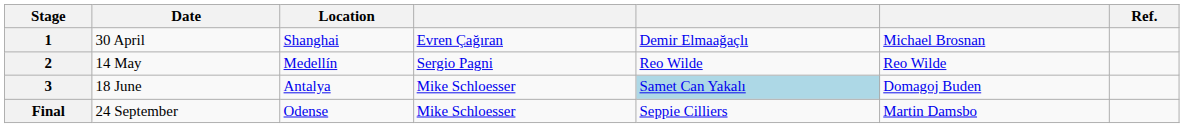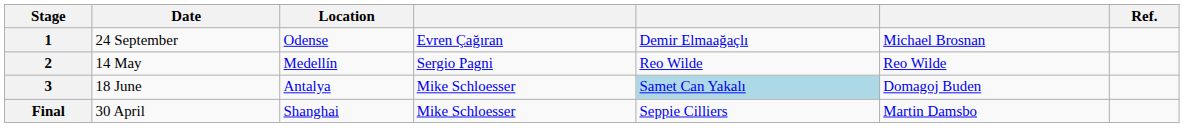(120, 39) 30 April -> (137, 39) 24 September
(311, 39) Shanghai -> (306, 39) Odense
(137, 110) 24 September -> (120, 110) 30 April
(306, 110) Odense -> (311, 110) Shanghai
